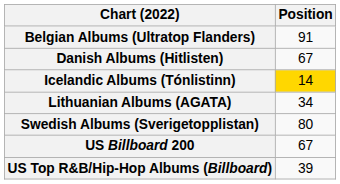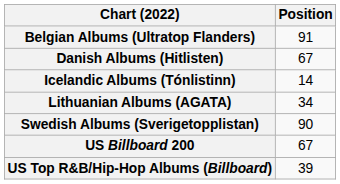(306, 80) gold background -> (306, 80) no background
(306, 124) 80 -> (306, 124) 90
